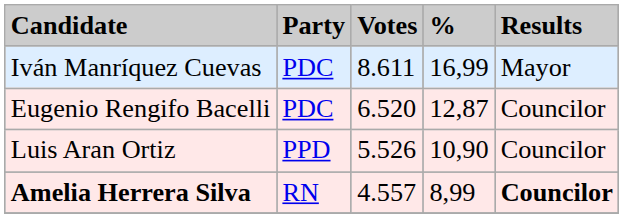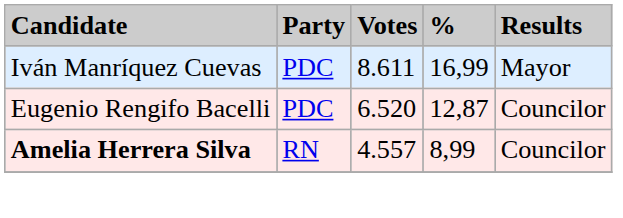- row: (93, 150)
(557, 191) bold -> (553, 150) normal
